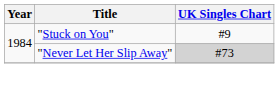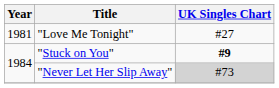+ row: (85, 33)
(225, 33) normal -> (225, 53) bold
